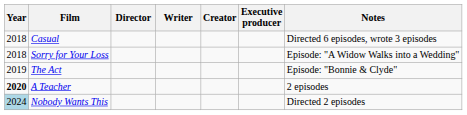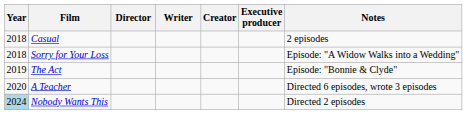(362, 39) Directed 6 episodes, wrote 3 episodes -> (308, 39) 2 episodes
(17, 86) bold -> (17, 86) normal
(308, 86) 2 episodes -> (362, 86) Directed 6 episodes, wrote 3 episodes
